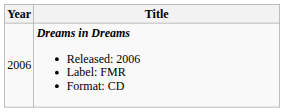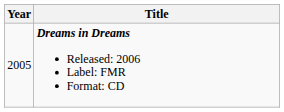(19, 65) 2006 -> (19, 65) 2005
